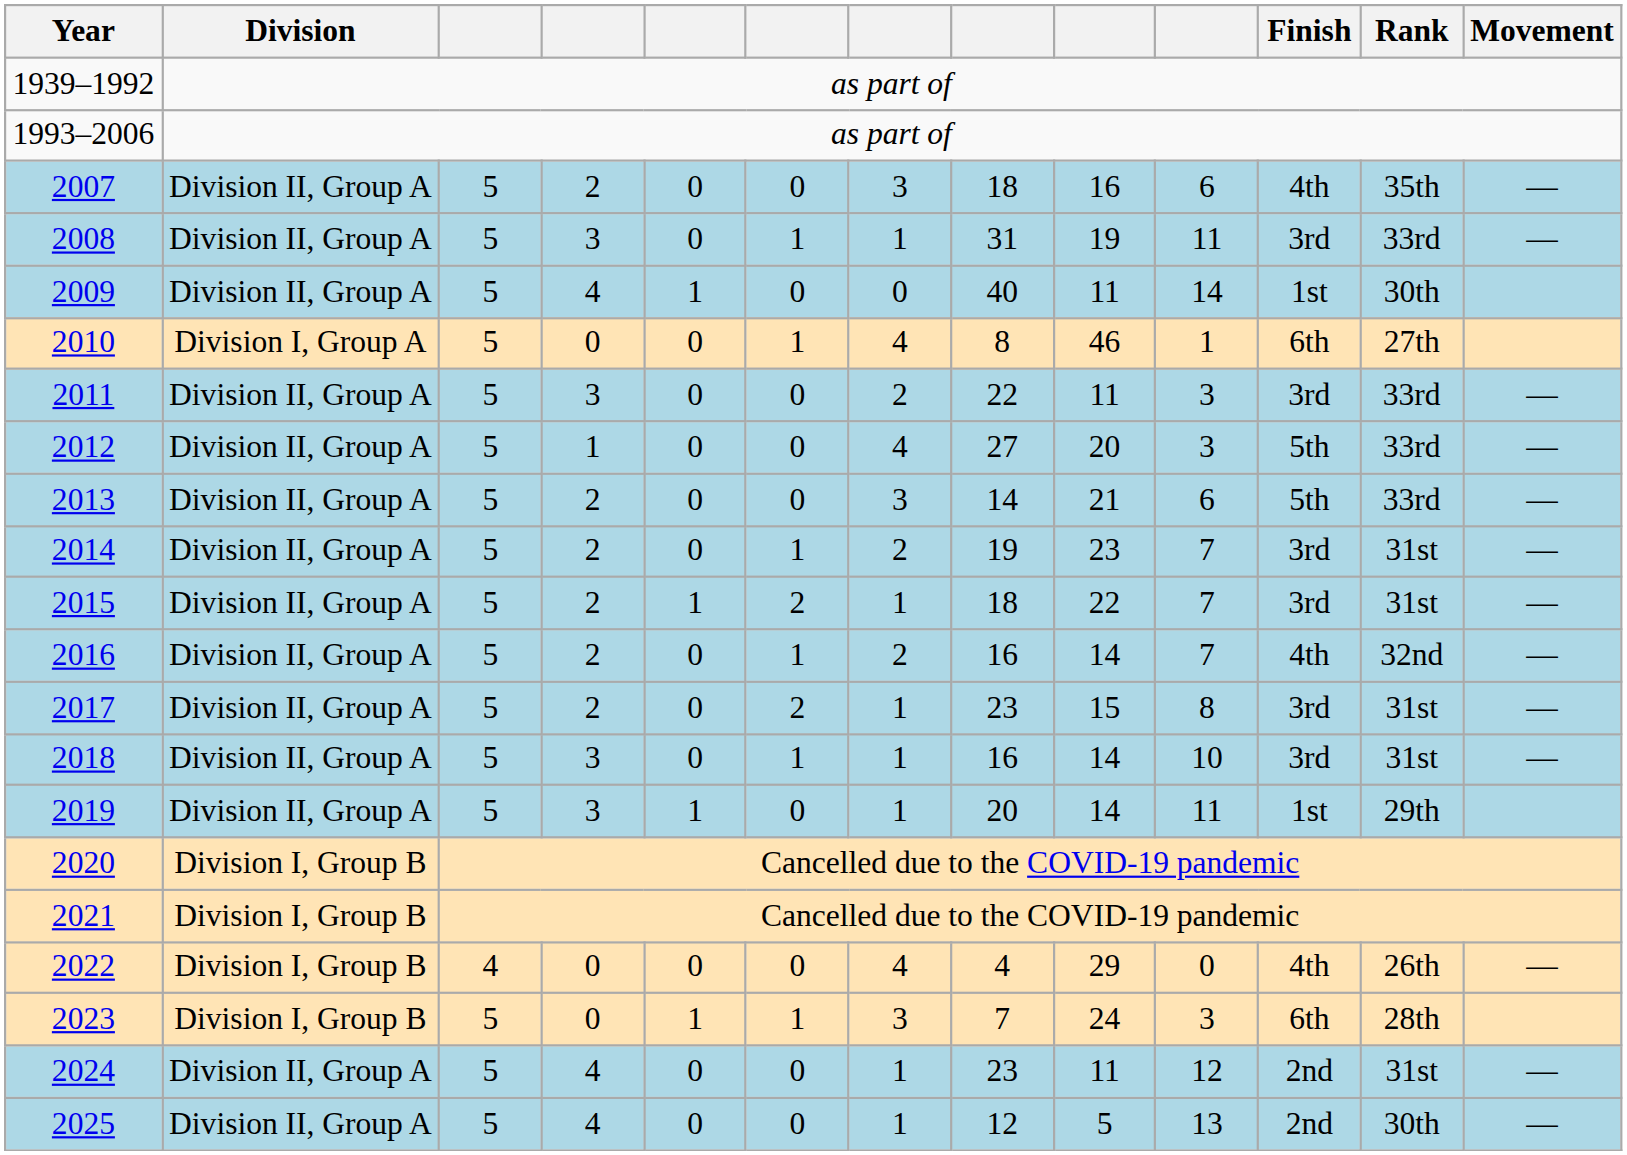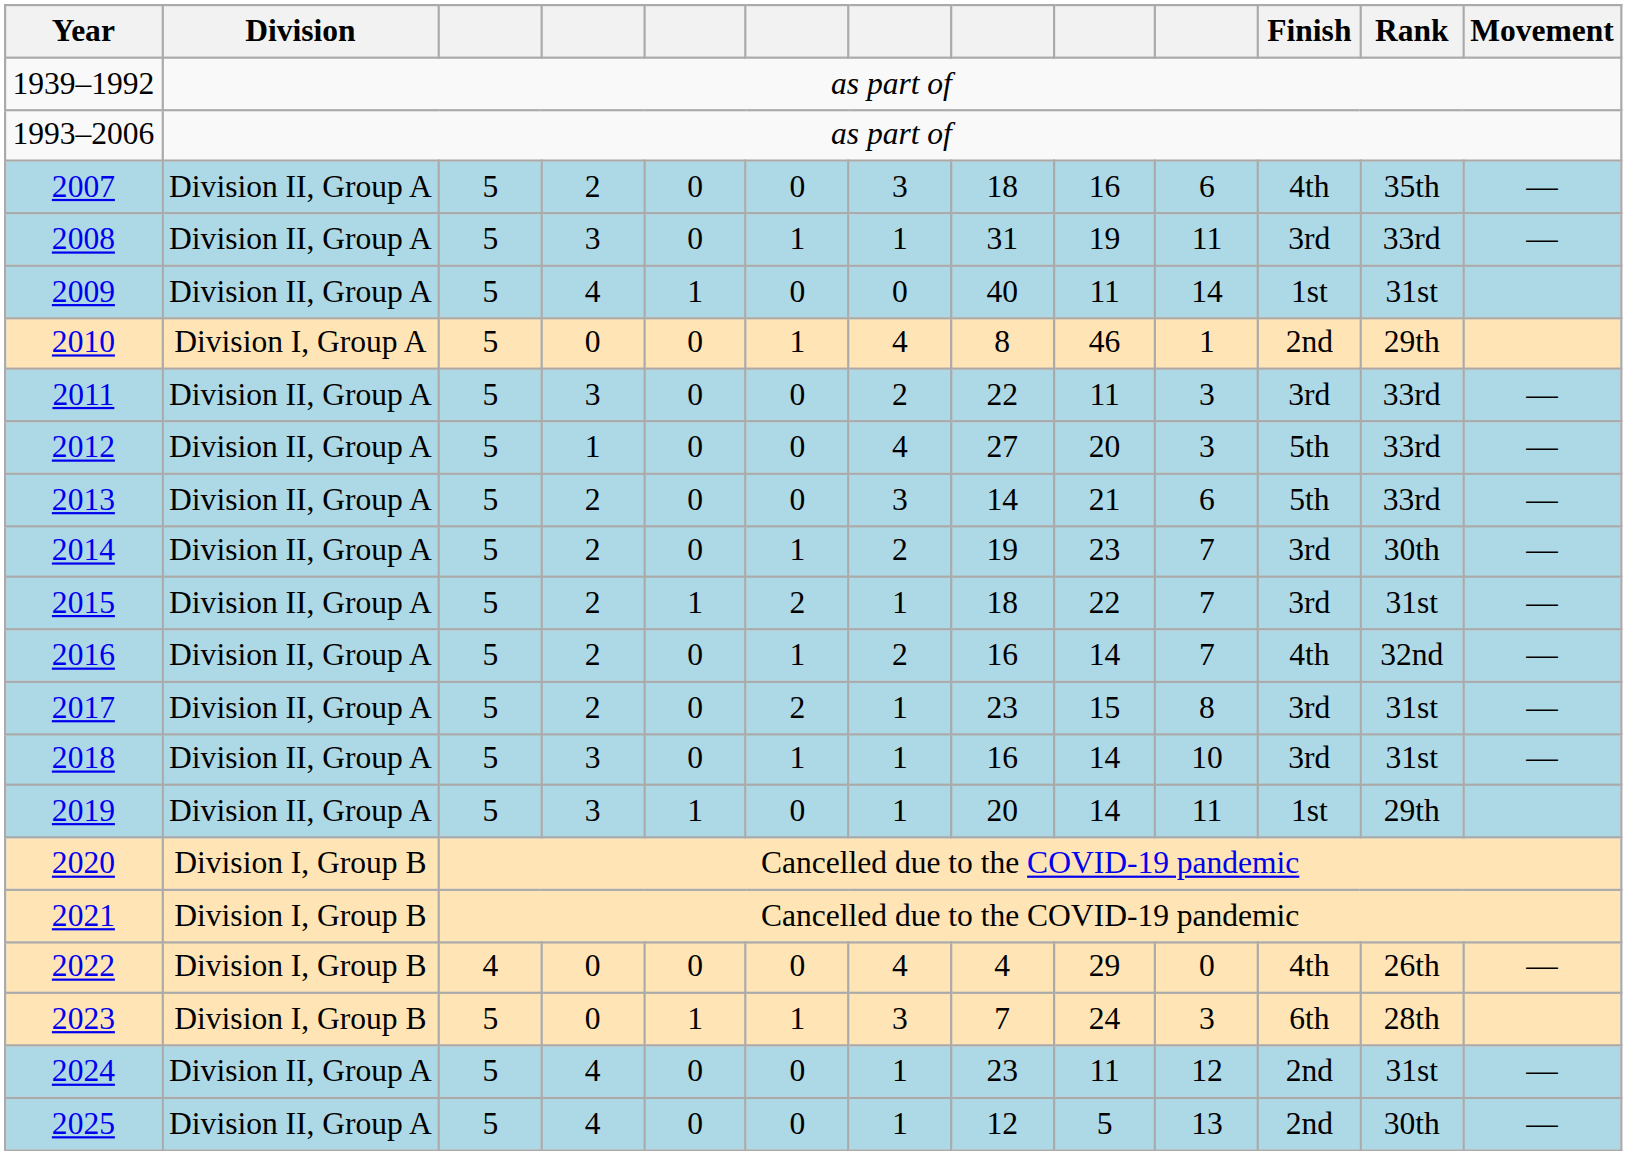(1412, 290) 30th -> (1412, 290) 31st
(1309, 342) 6th -> (1309, 342) 2nd
(1412, 342) 27th -> (1412, 342) 29th
(1412, 551) 31st -> (1412, 551) 30th
